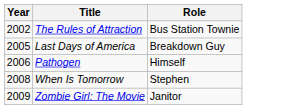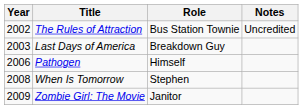+ column: (270, 12)
(19, 46) 2005 -> (19, 46) 2003
